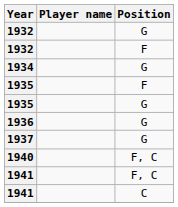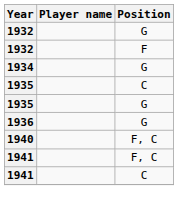- row: (20, 85)
+ row: (20, 85)
- row: (20, 139)
